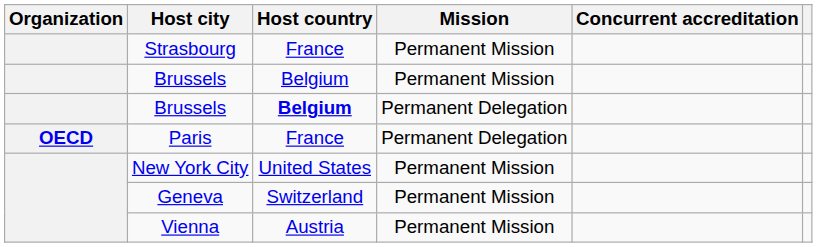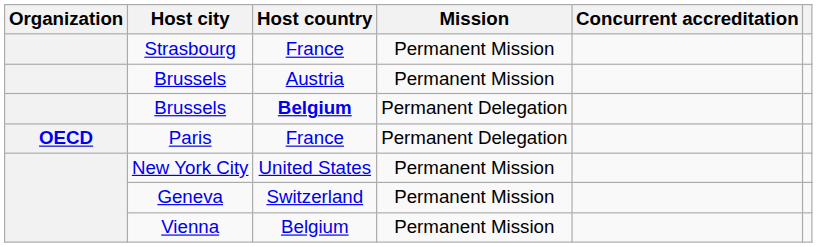(315, 78) Belgium -> (315, 78) Austria
(315, 227) Austria -> (315, 227) Belgium
